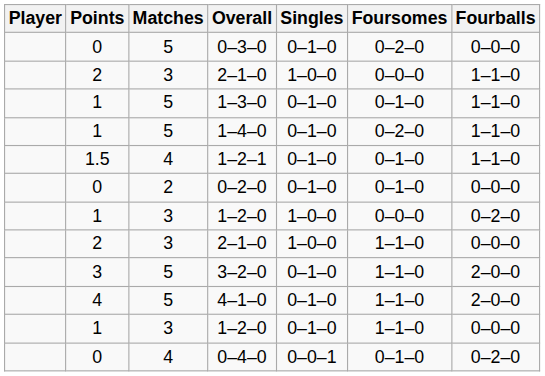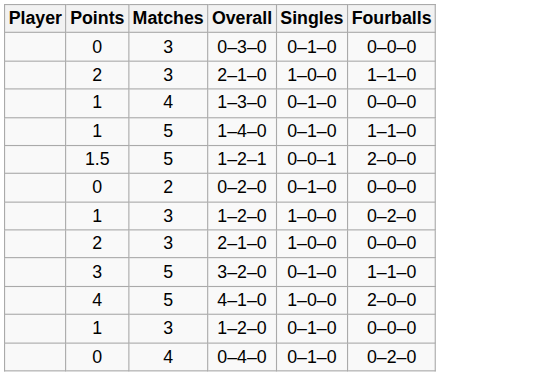- column: (400, 18)
(168, 46) 5 -> (168, 46) 3
(168, 103) 5 -> (168, 103) 4
(496, 103) 1–1–0 -> (392, 103) 0–0–0
(168, 159) 4 -> (168, 159) 5
(312, 159) 0–1–0 -> (312, 159) 0–0–1
(496, 159) 1–1–0 -> (392, 159) 2–0–0
(496, 272) 2–0–0 -> (392, 272) 1–1–0
(312, 300) 0–1–0 -> (312, 300) 1–0–0
(312, 356) 0–0–1 -> (312, 356) 0–1–0
